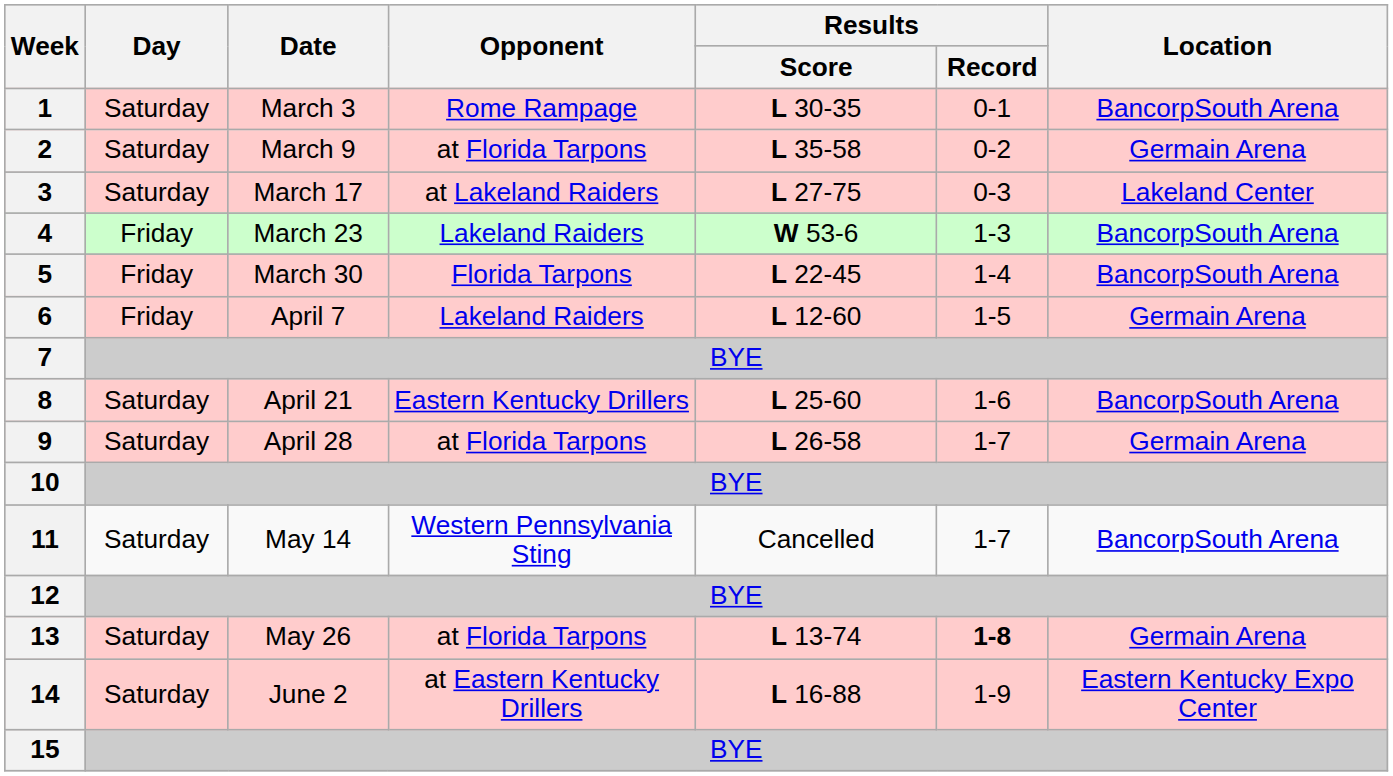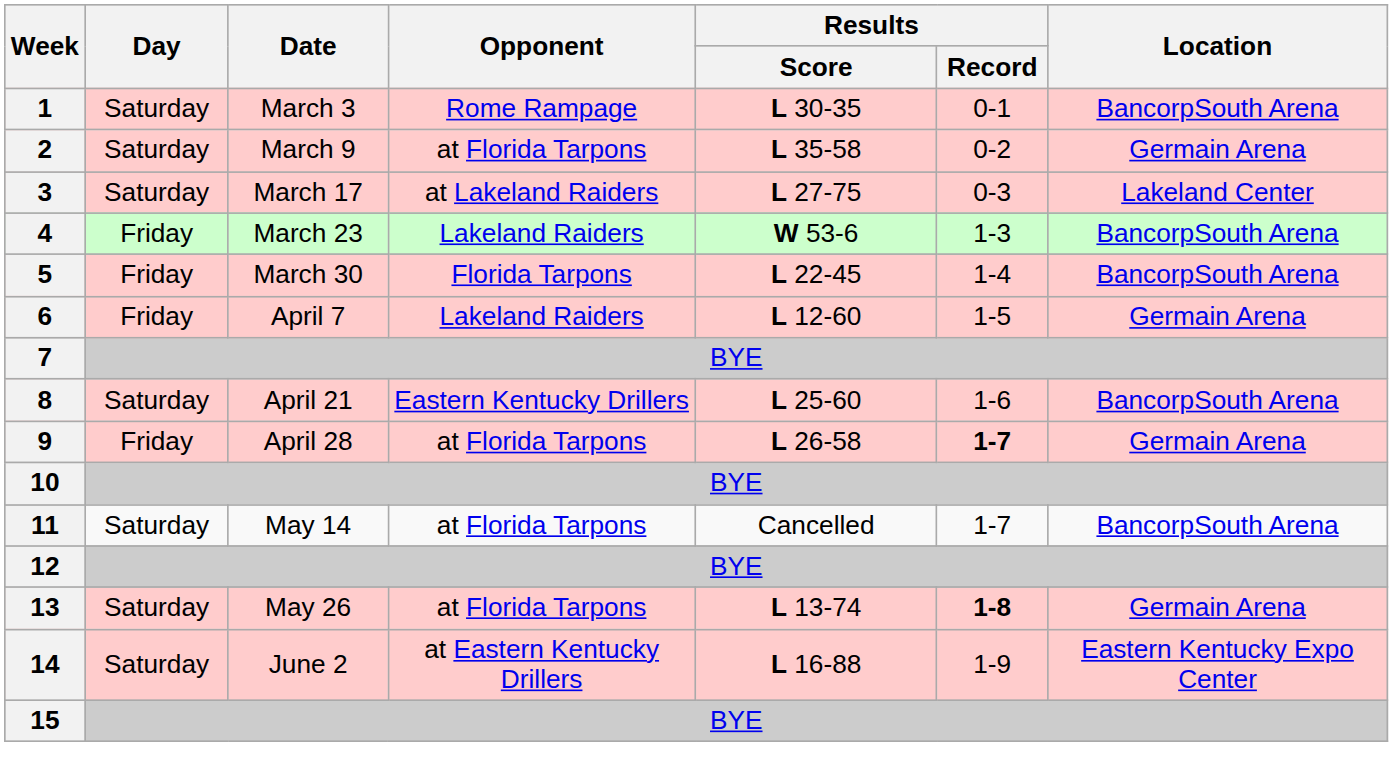(157, 441) Saturday -> (157, 441) Friday
(992, 441) normal -> (992, 441) bold
(542, 539) Western Pennsylvania Sting -> (542, 524) at Florida Tarpons
